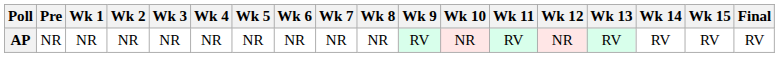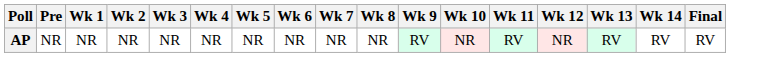- column: (710, 16)
